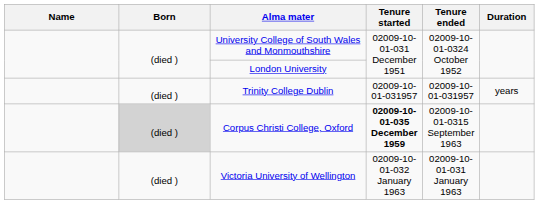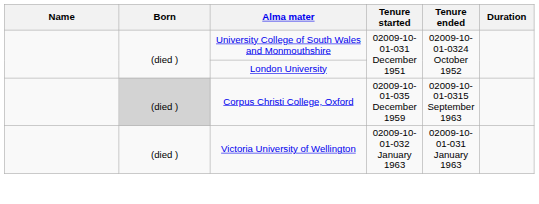- row: (288, 91)
(394, 127) bold -> (395, 101) normal
